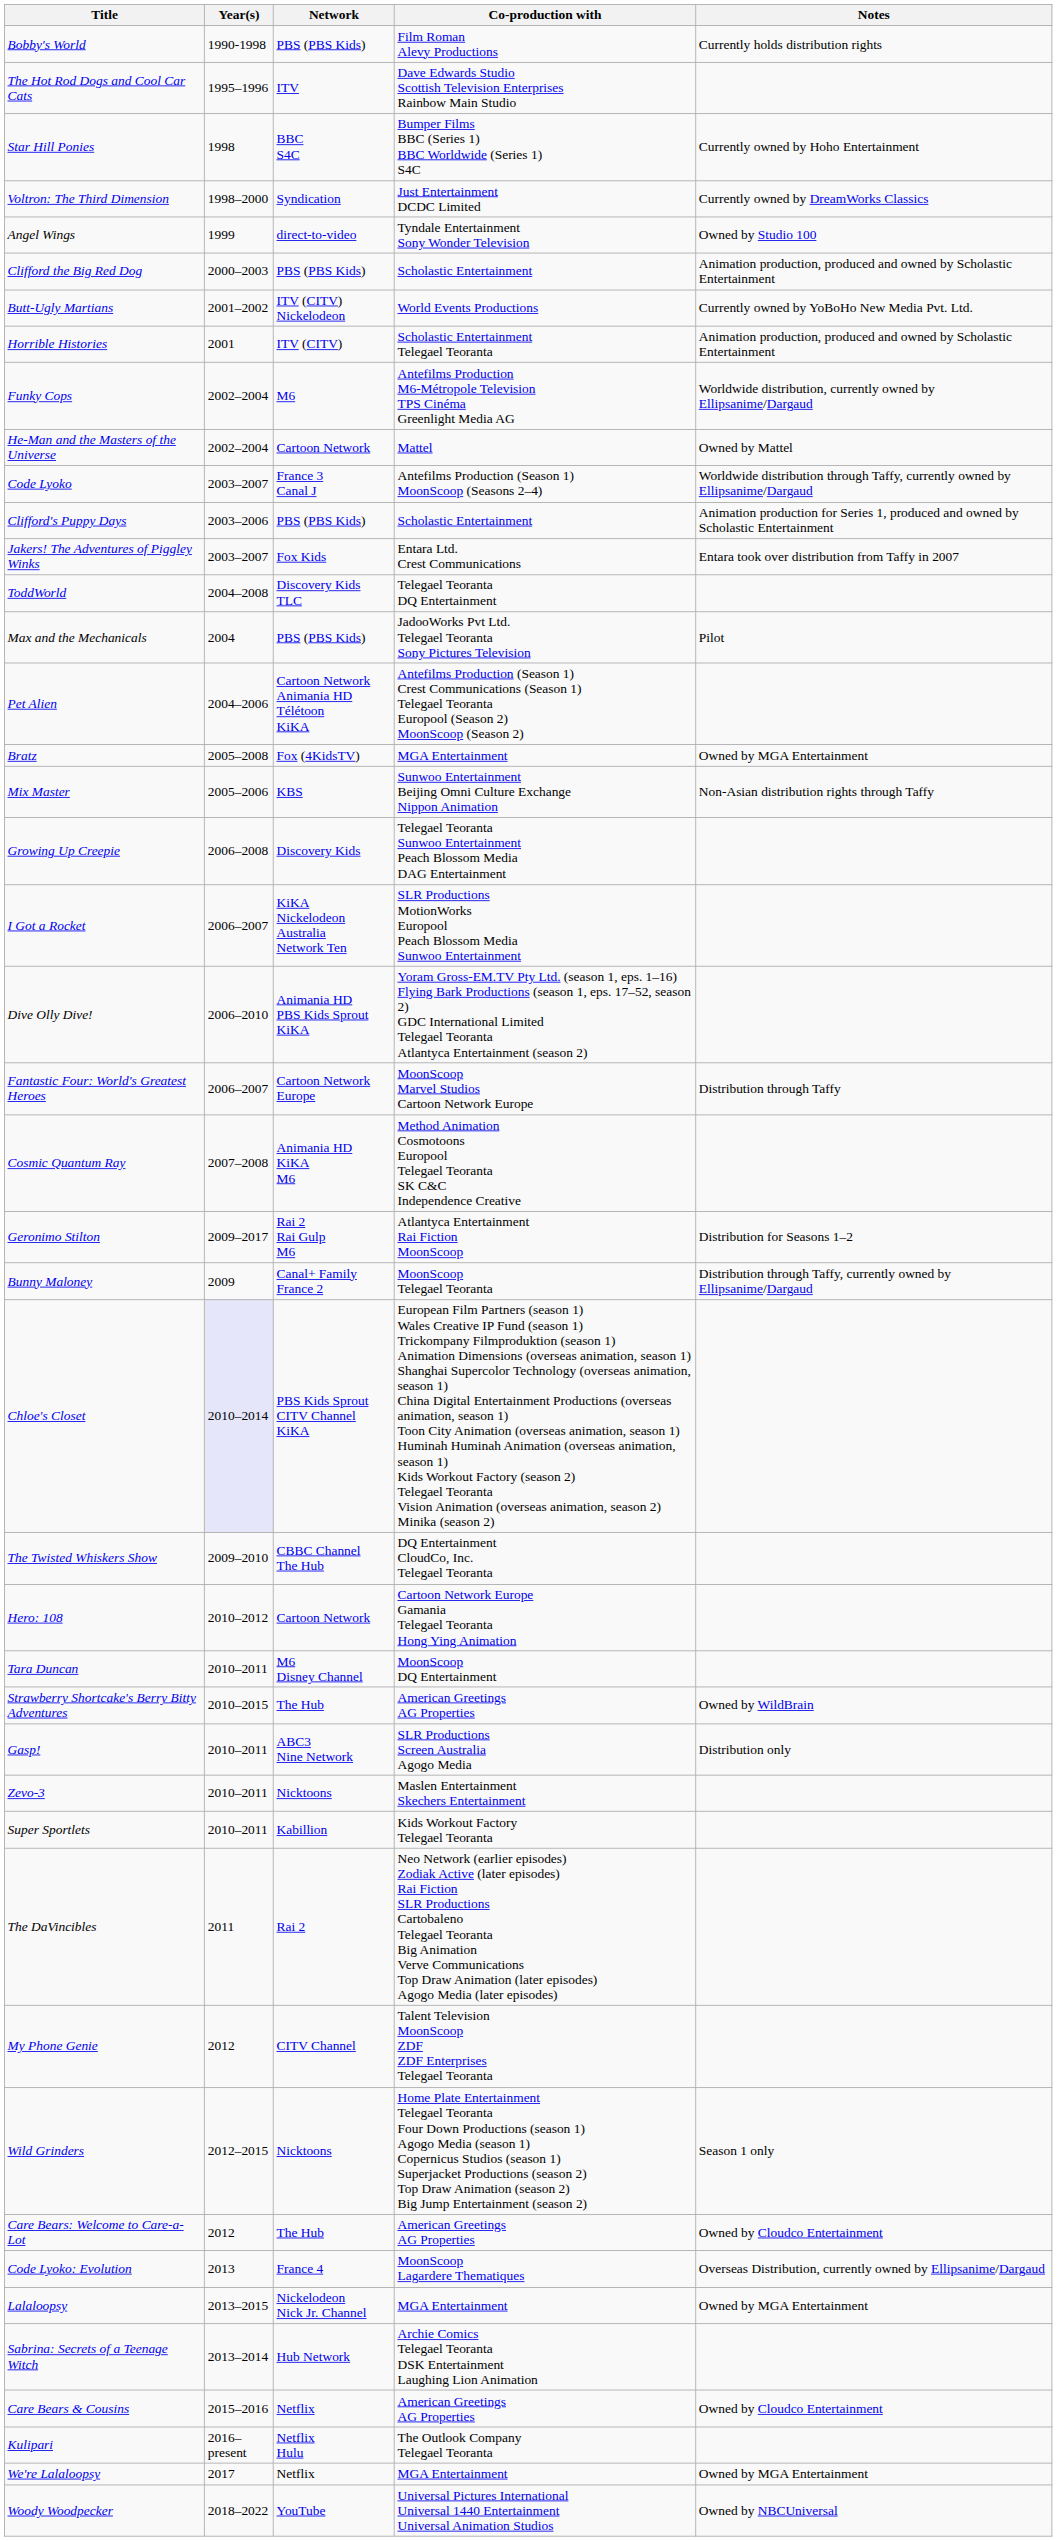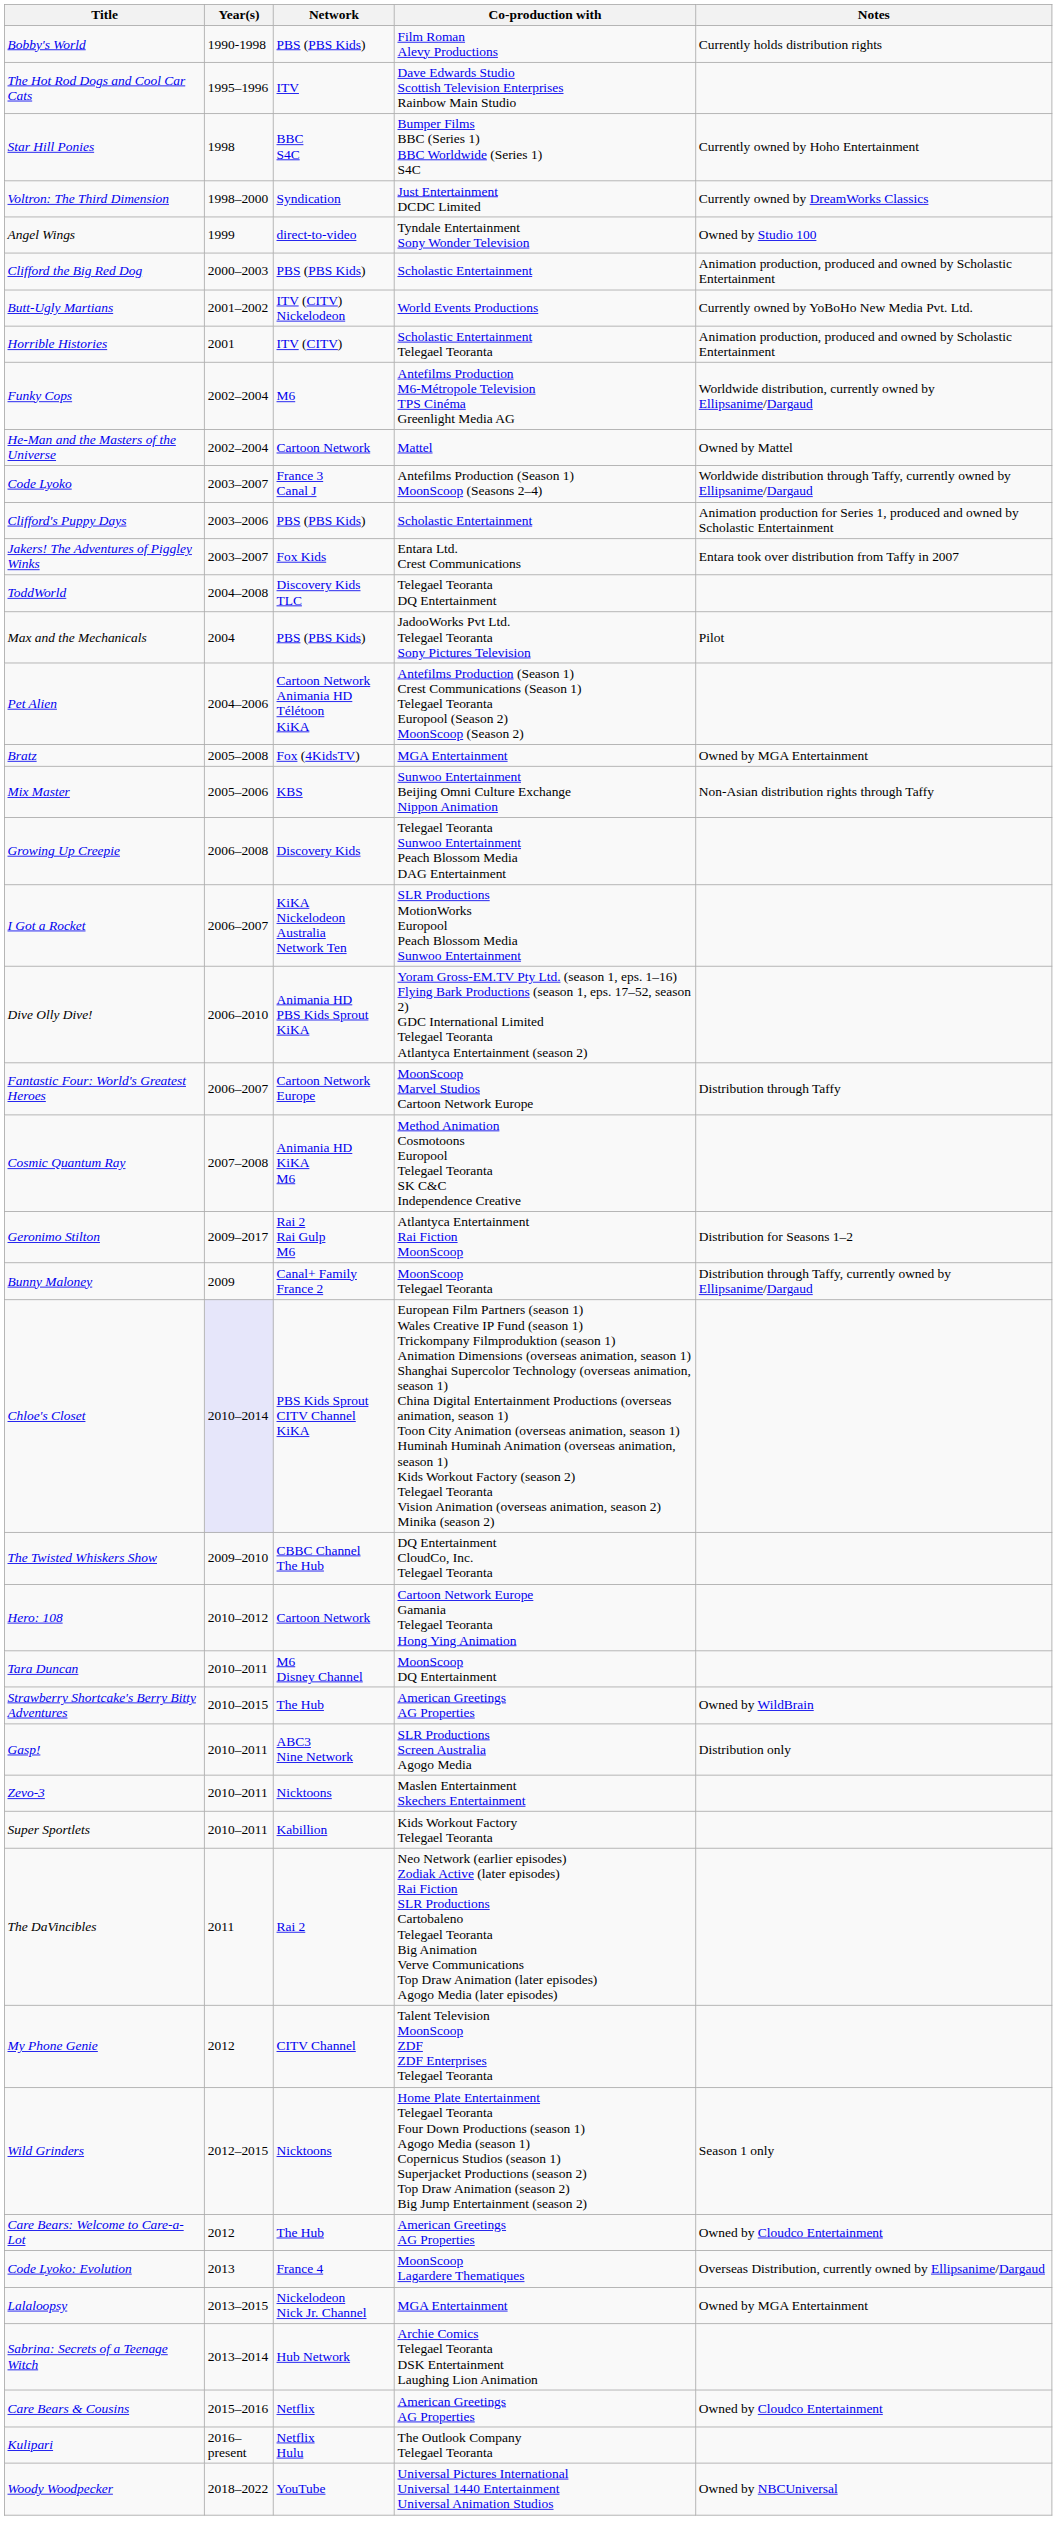- row: (54, 2473)
